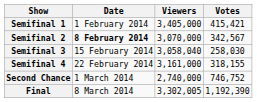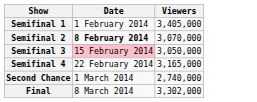- column: (228, 11)
(114, 51) no background -> (114, 51) pink background
(179, 51) 3,058,040 -> (179, 51) 3,050,000
(179, 64) 3,161,000 -> (179, 64) 3,165,000
(179, 91) 3,302,005 -> (179, 91) 3,302,000
